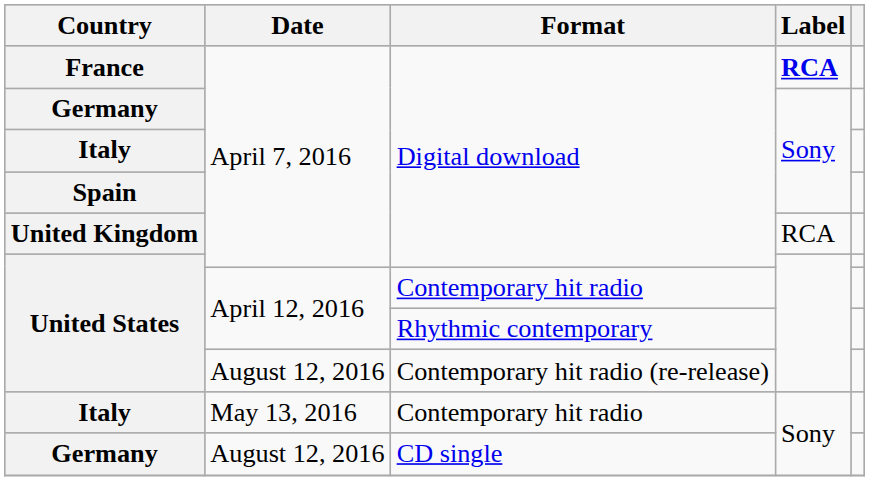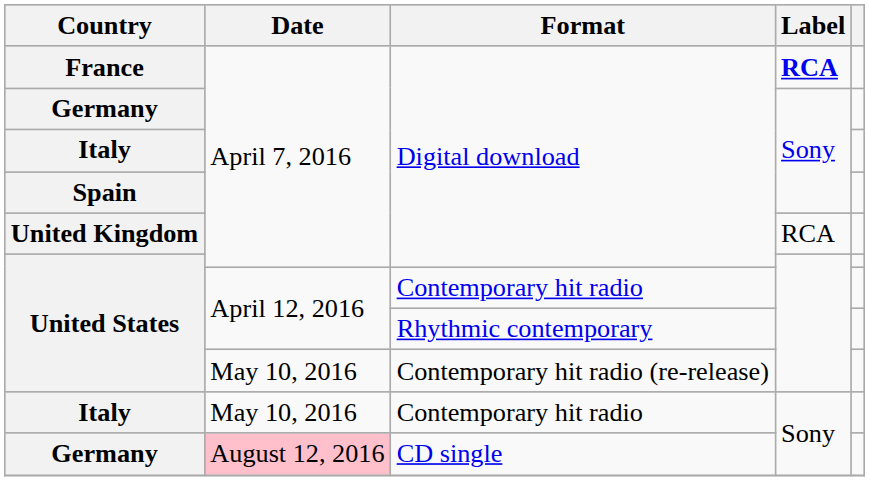(297, 370) August 12, 2016 -> (284, 370) May 10, 2016
(284, 411) May 13, 2016 -> (284, 411) May 10, 2016
(297, 453) no background -> (297, 453) pink background
